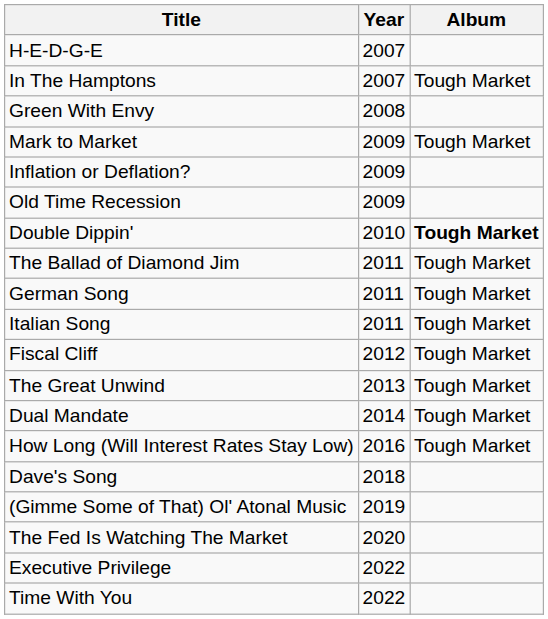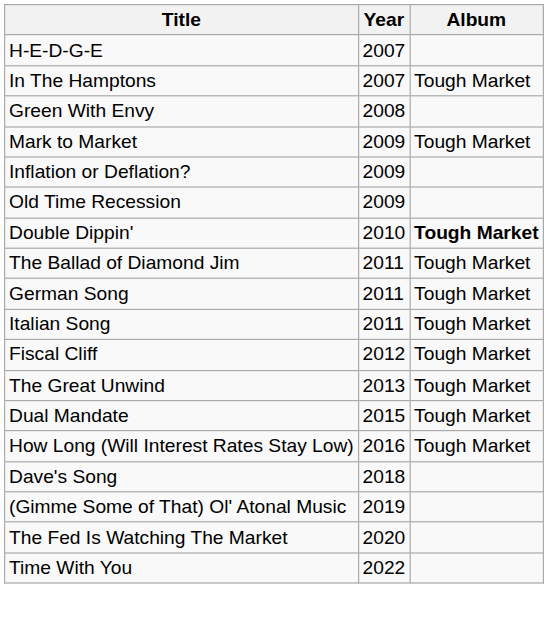(384, 415) 2014 -> (384, 415) 2015
- row: (90, 567)
